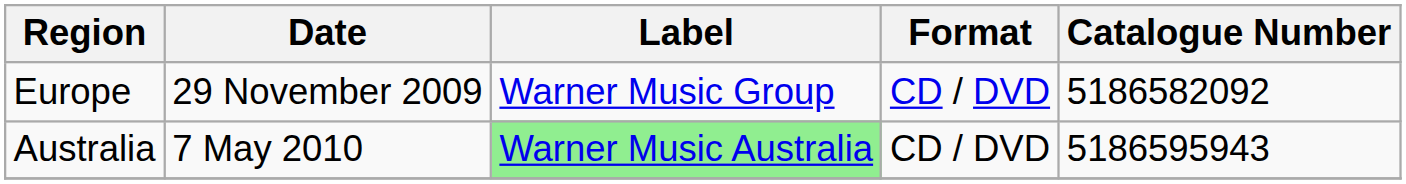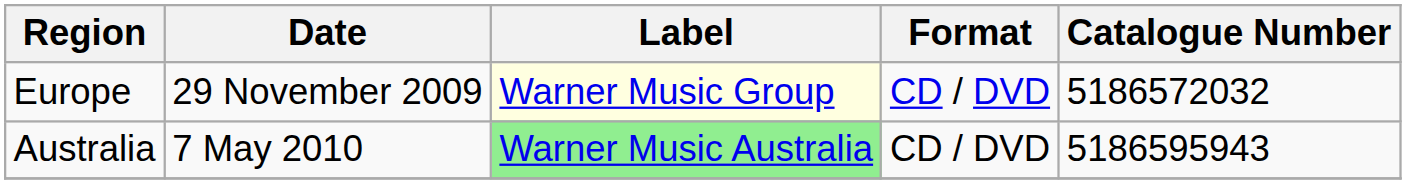(667, 91) no background -> (667, 91) lightyellow background
(1168, 91) 5186582092 -> (1168, 91) 5186572032
